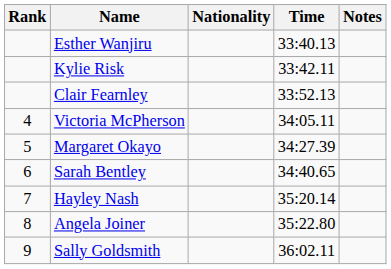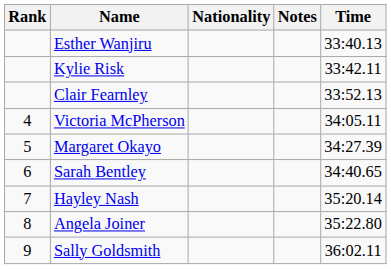columns swapped: (307, 17) <-> (362, 17)
